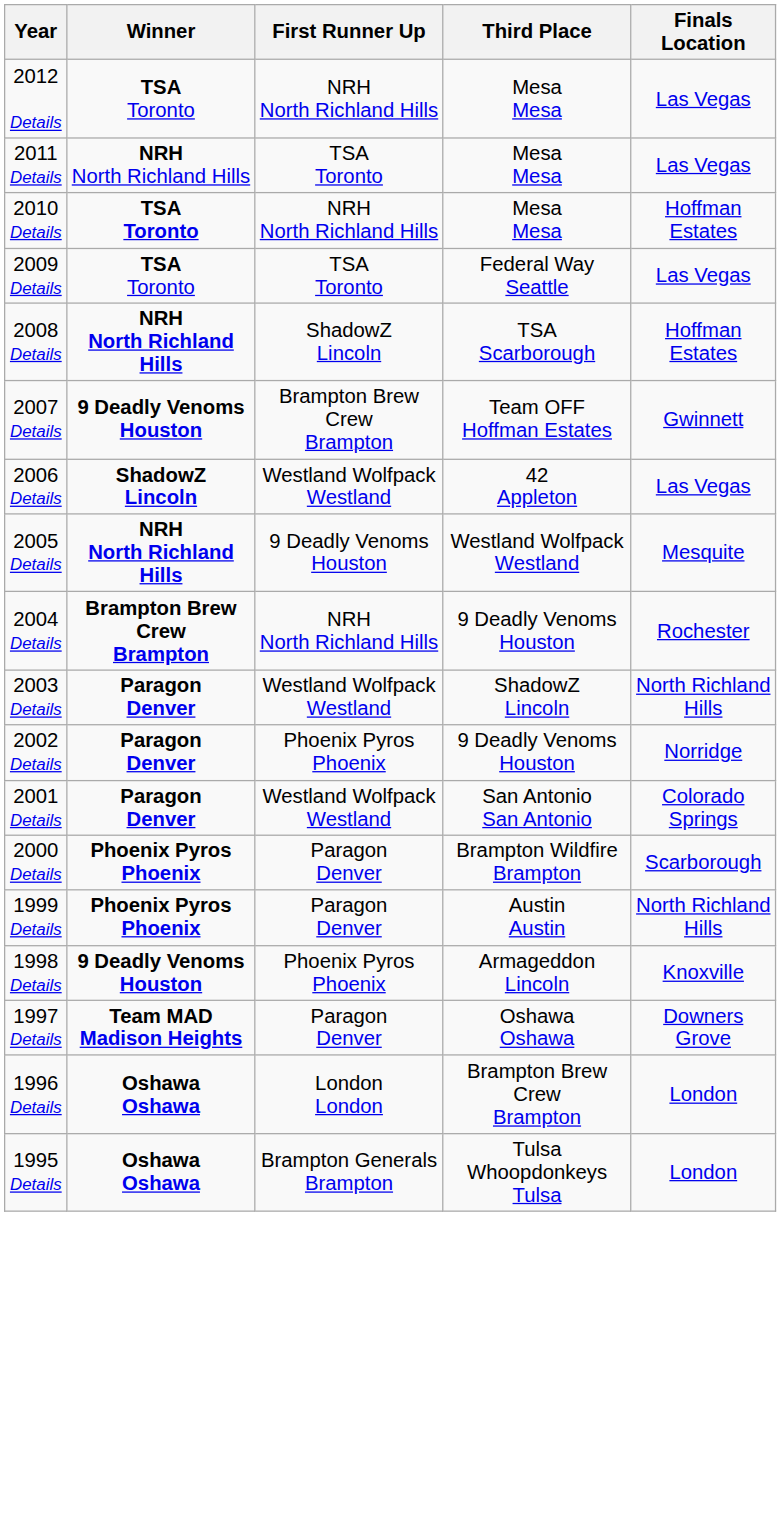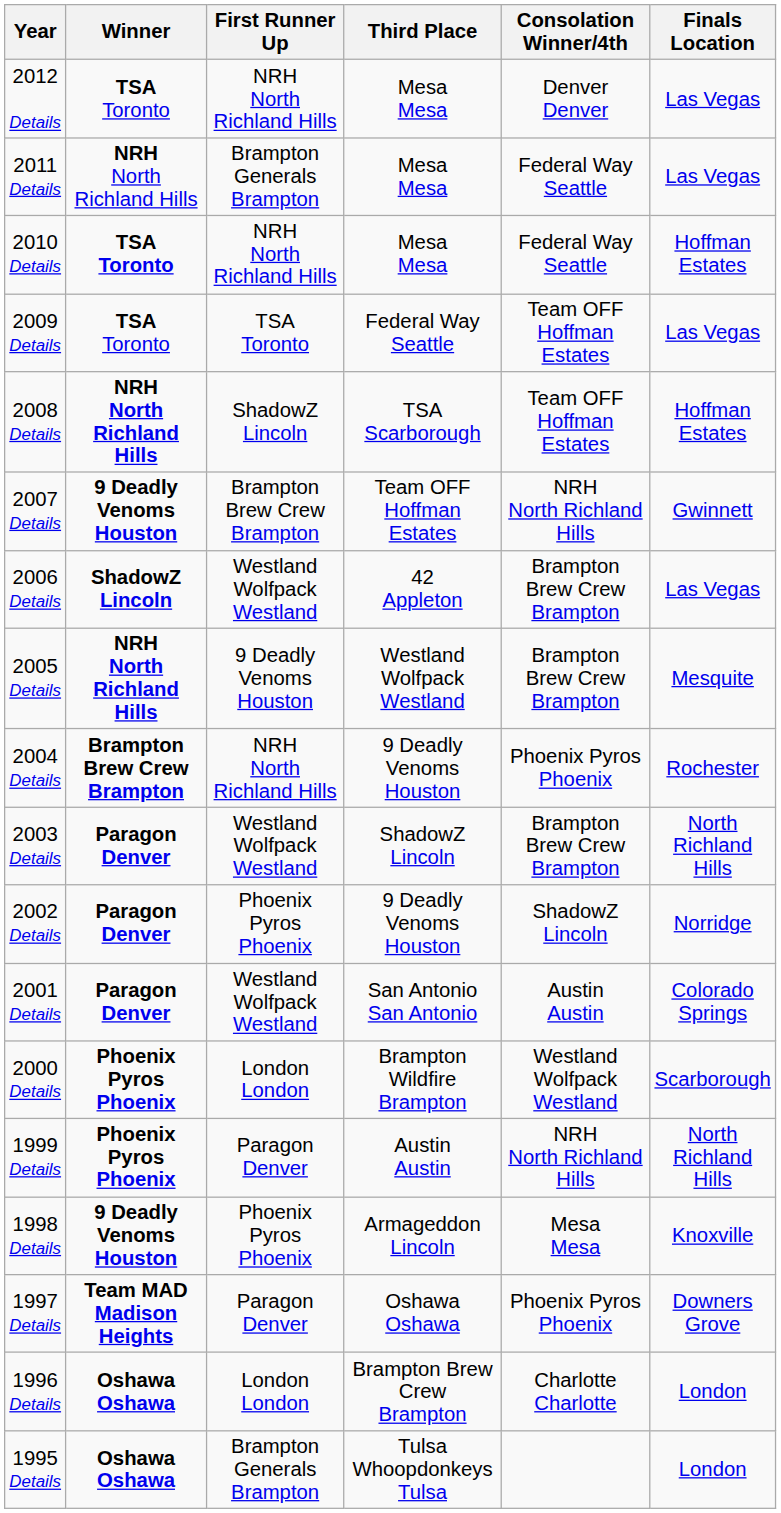+ column: (575, 32)
(349, 165) TSA Toronto -> (275, 176) Brampton Generals Brampton
(349, 862) Paragon Denver -> (275, 1079) London London
